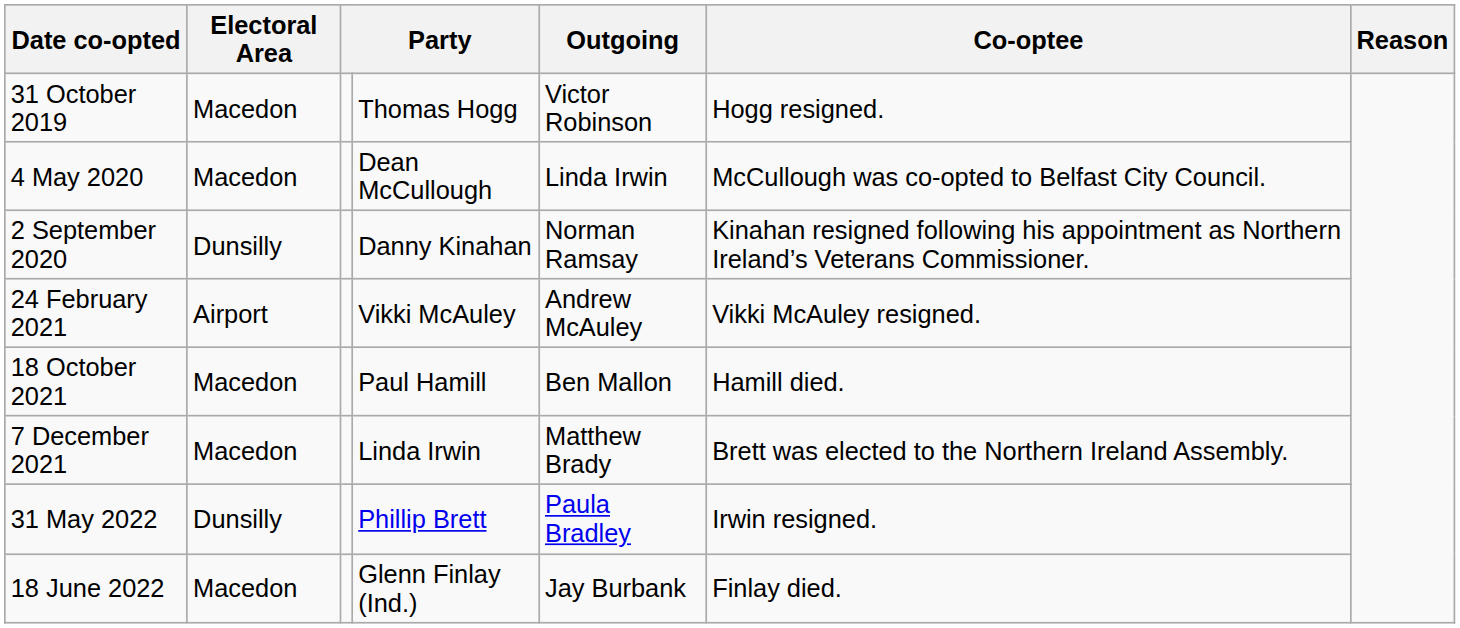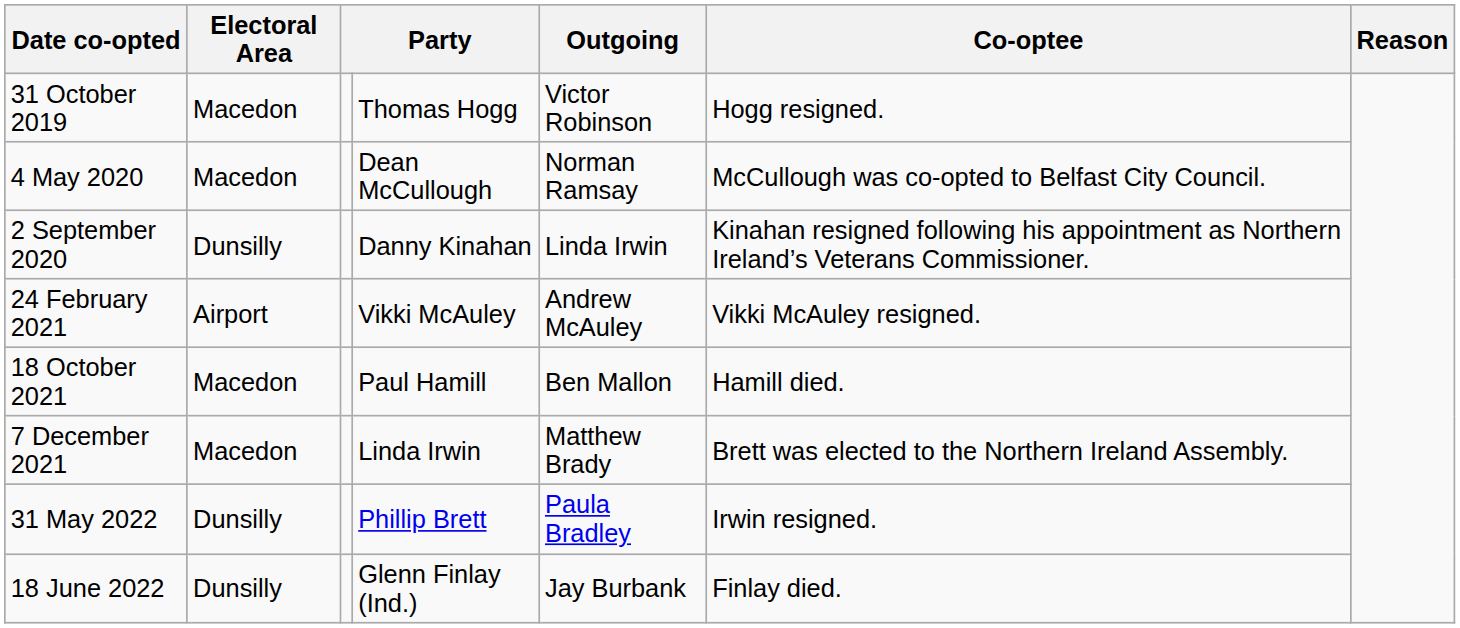(606, 176) Linda Irwin -> (592, 176) Norman Ramsay
(592, 245) Norman Ramsay -> (606, 245) Linda Irwin
(245, 588) Macedon -> (237, 588) Dunsilly
